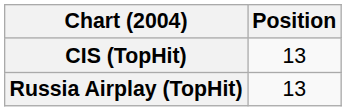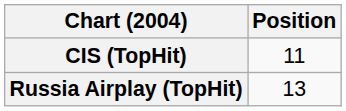(294, 55) 13 -> (294, 55) 11
